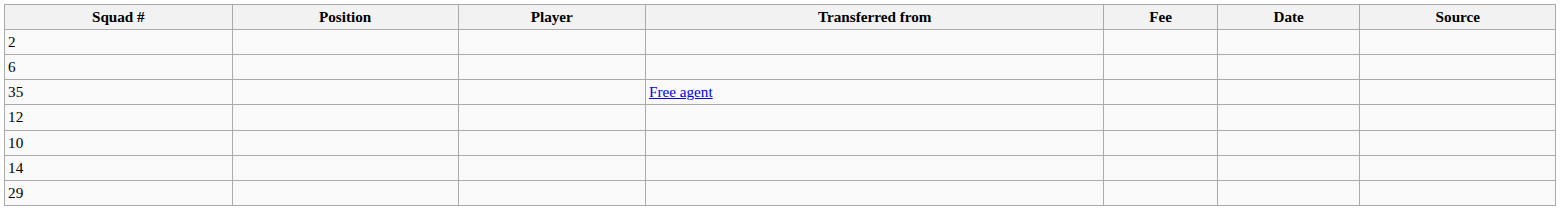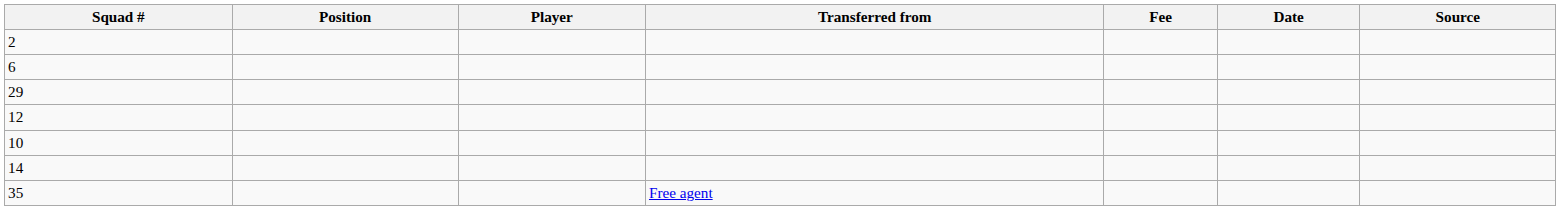rows swapped: (16, 192) <-> (16, 92)
